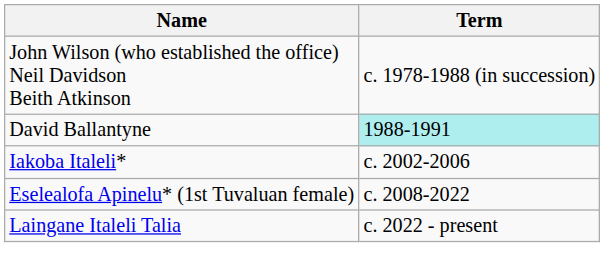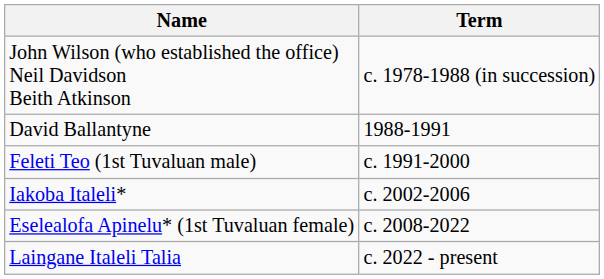(407, 129) paleturquoise background -> (407, 129) no background
+ row: (133, 161)
